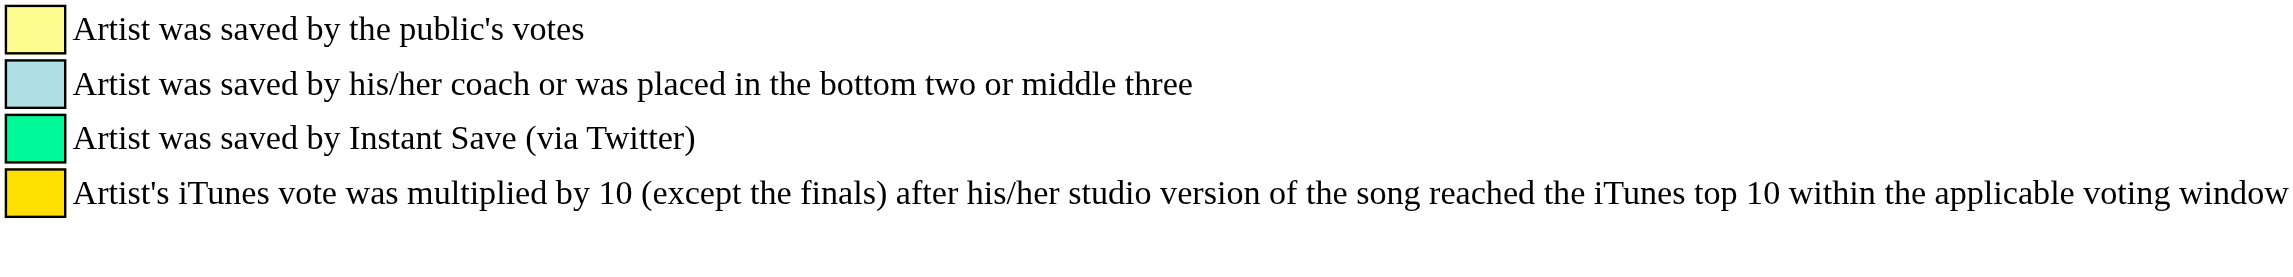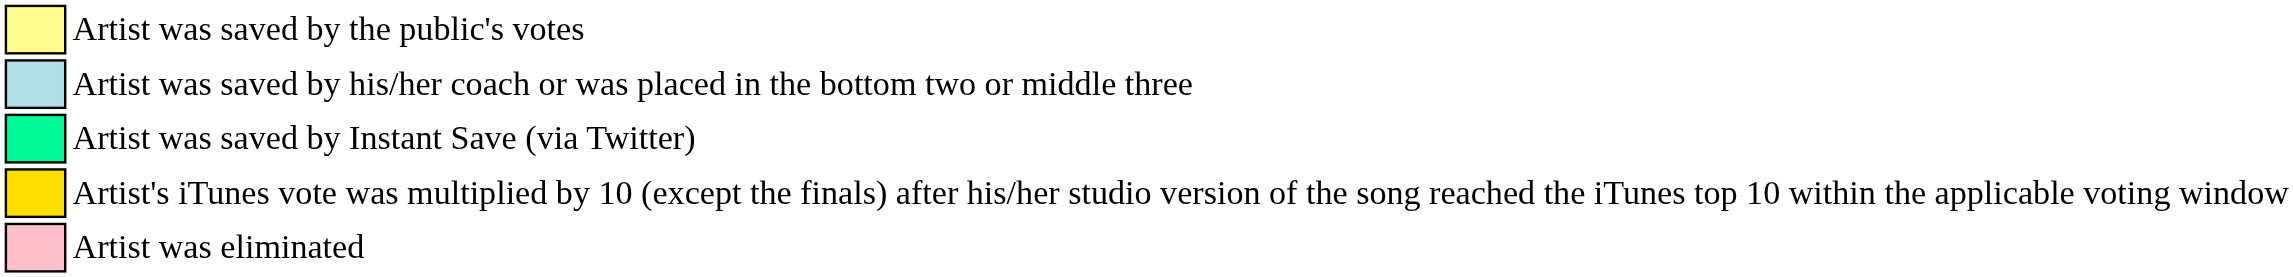+ row: (218, 246)
